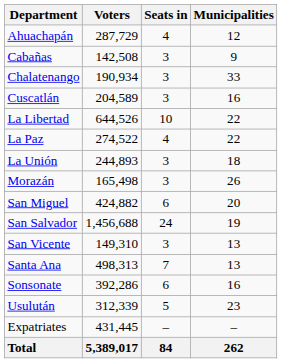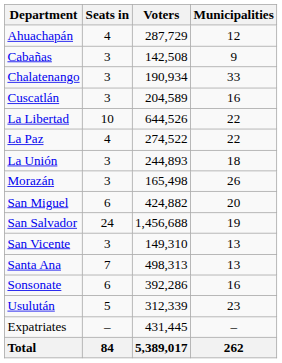columns swapped: (112, 14) <-> (166, 14)
